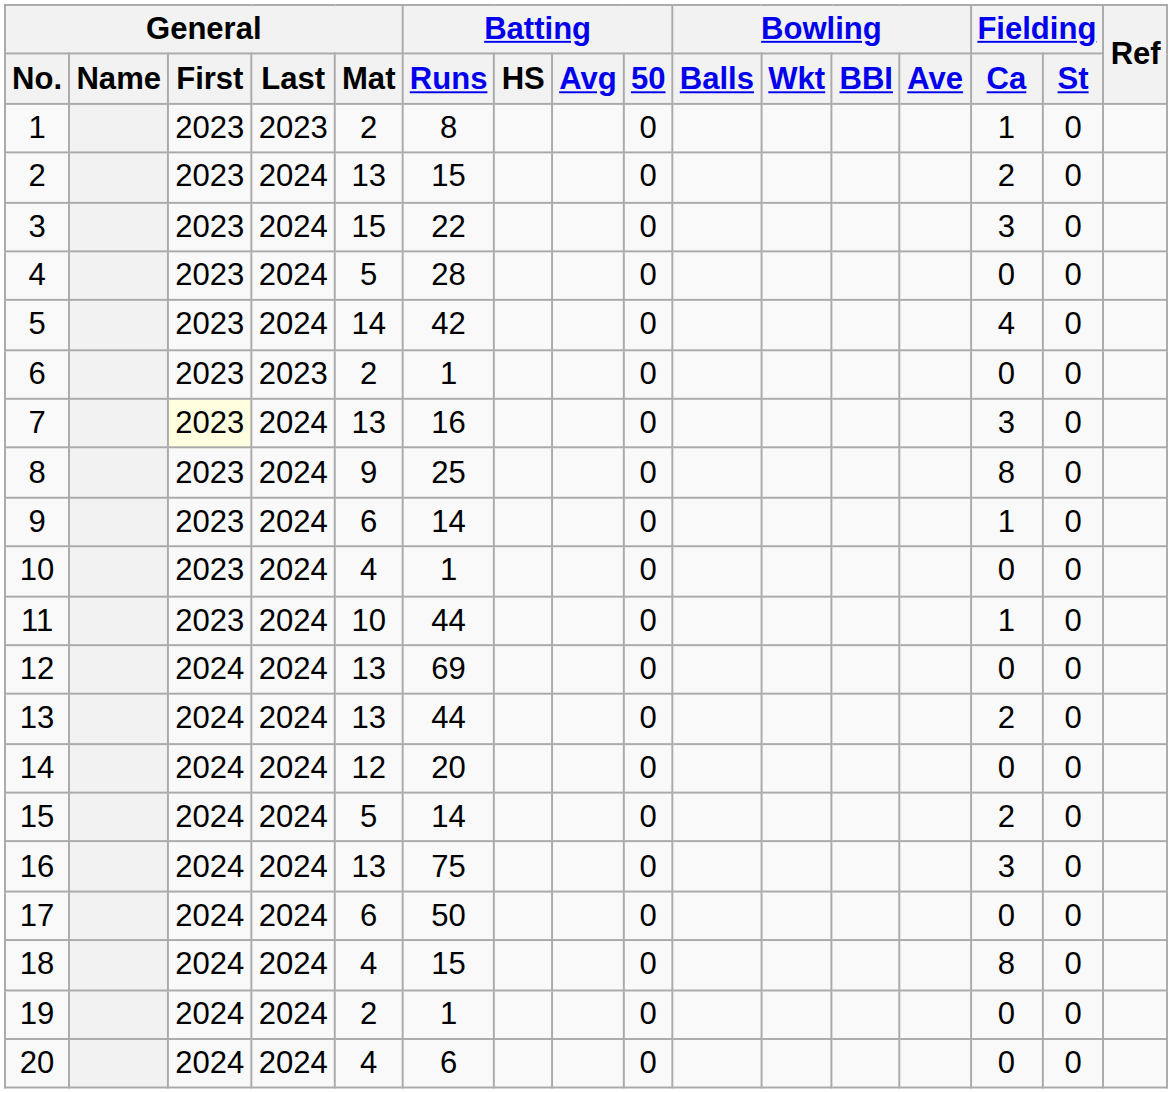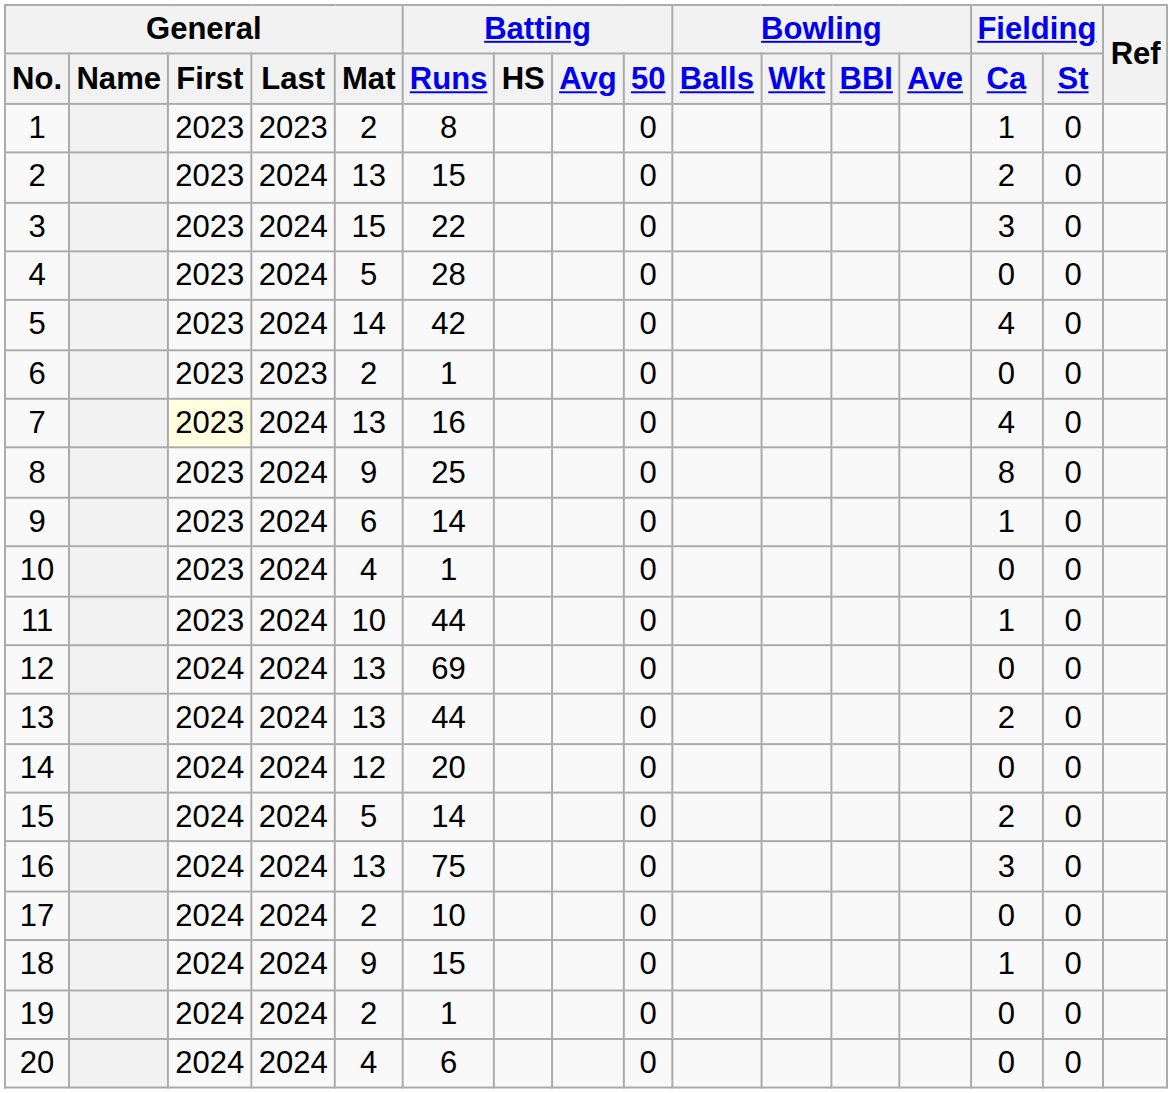(1006, 422) 3 -> (1006, 422) 4
(369, 915) 6 -> (369, 915) 2
(449, 915) 50 -> (449, 915) 10
(369, 964) 4 -> (369, 964) 9
(1006, 964) 8 -> (1006, 964) 1
